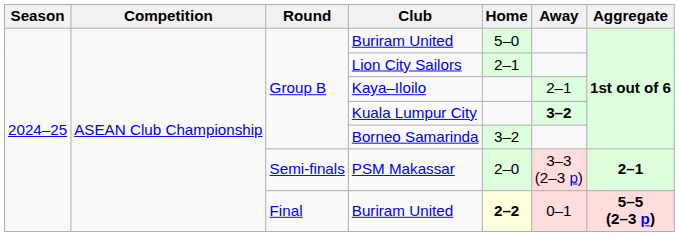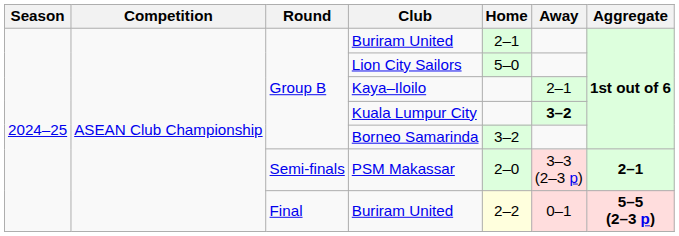(507, 40) 5–0 -> (507, 40) 2–1
(507, 64) 2–1 -> (507, 64) 5–0
(507, 210) bold -> (507, 210) normal
